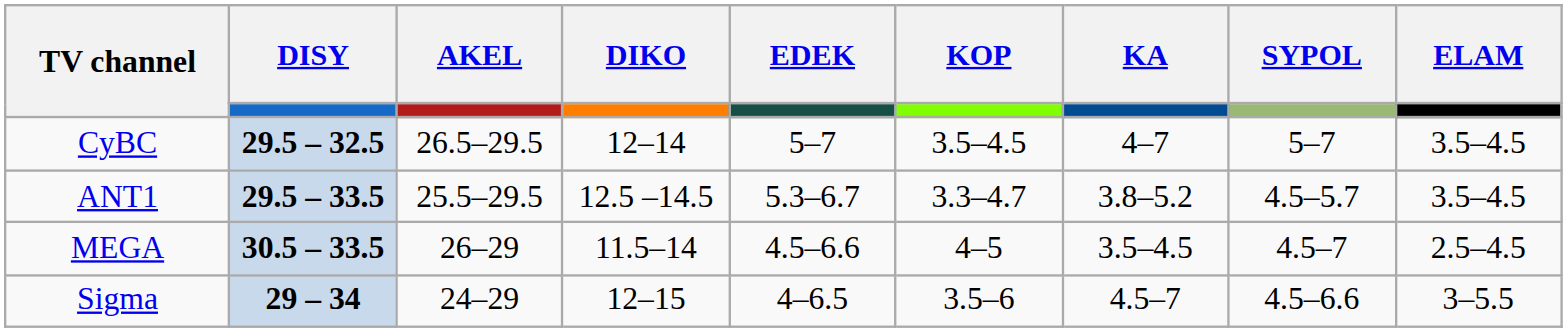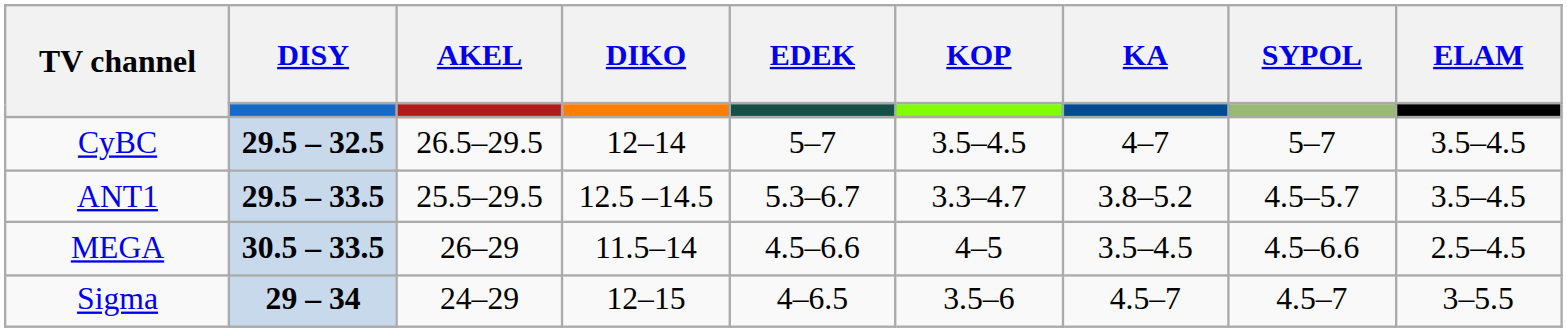(1312, 247) 4.5–7 -> (1312, 247) 4.5–6.6
(1312, 299) 4.5–6.6 -> (1312, 299) 4.5–7
